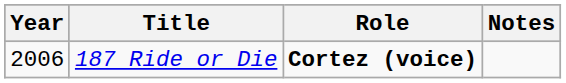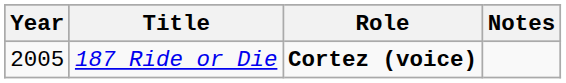(37, 60) 2006 -> (37, 60) 2005
